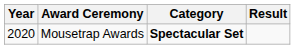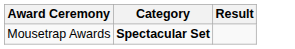- column: (21, 14)
